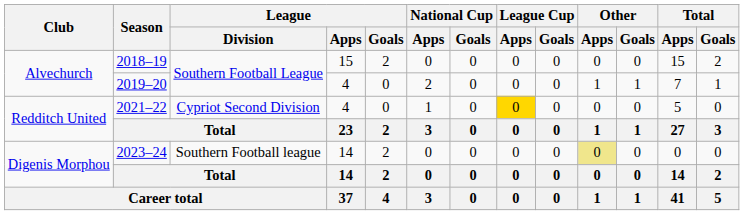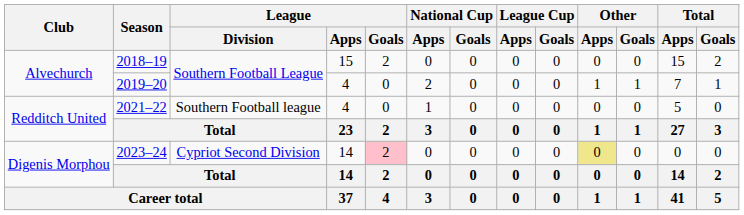(248, 107) Cypriot Second Division -> (248, 107) Southern Football league
(516, 107) gold background -> (516, 107) no background
(248, 152) Southern Football league -> (248, 152) Cypriot Second Division
(386, 152) no background -> (386, 152) pink background
